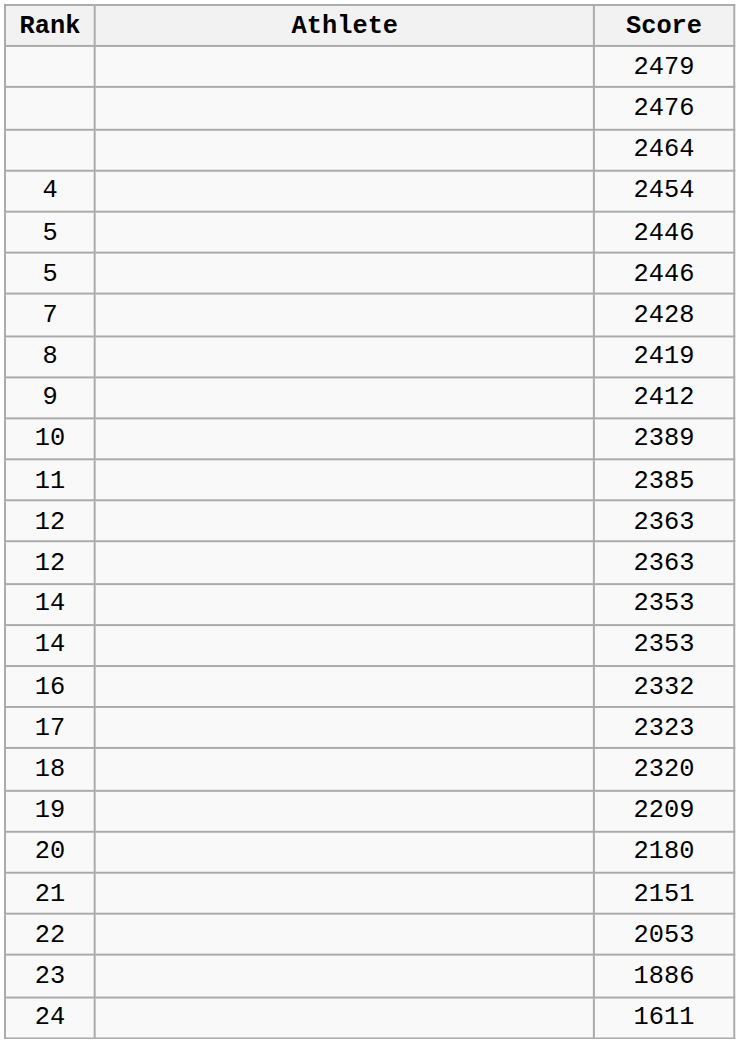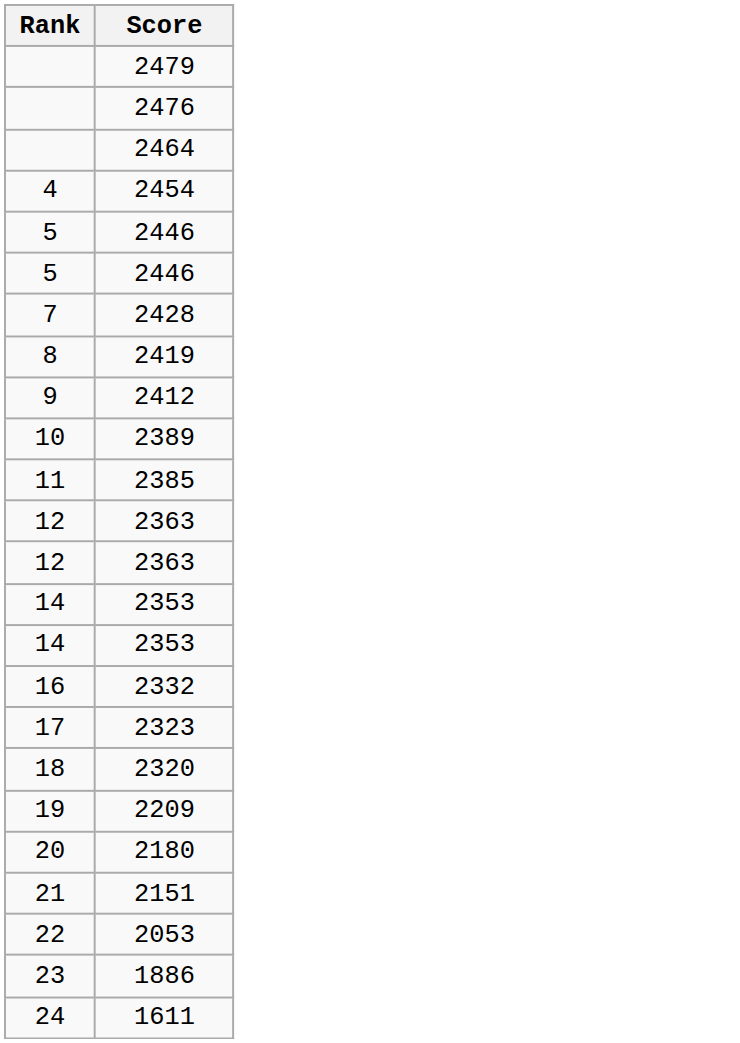- column: (345, 26)
